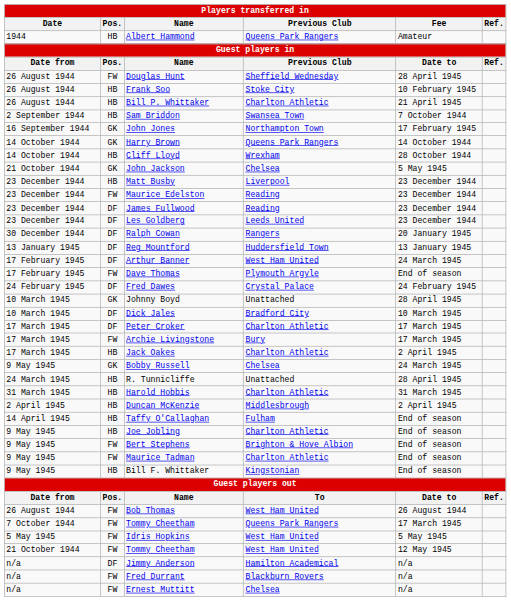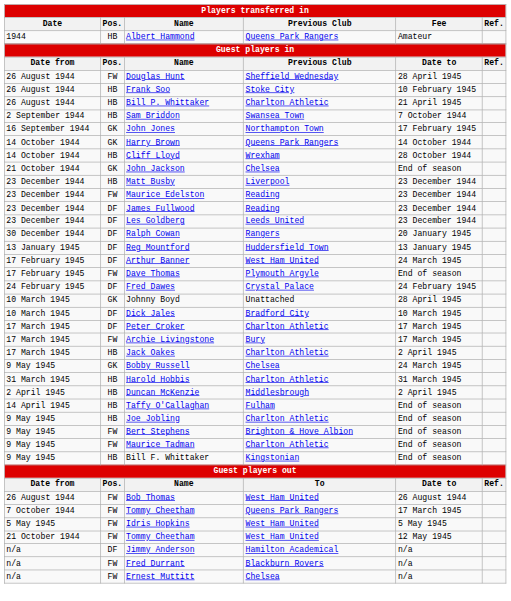(422, 169) 5 May 1945 -> (430, 169) End of season
- row: (160, 380)
